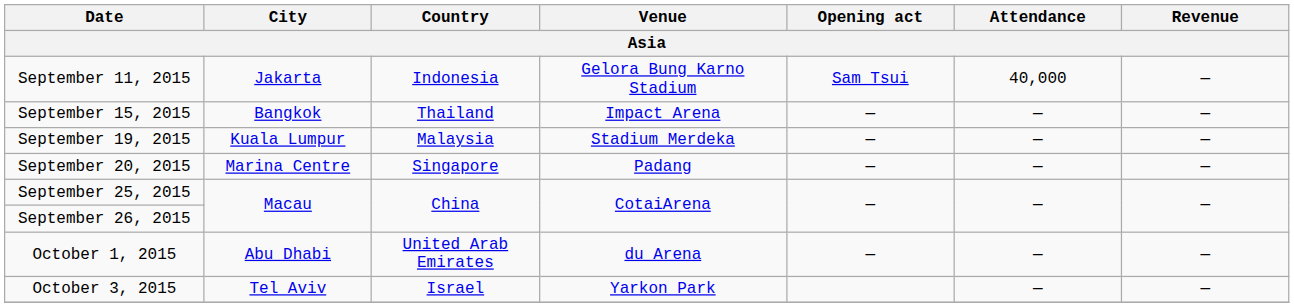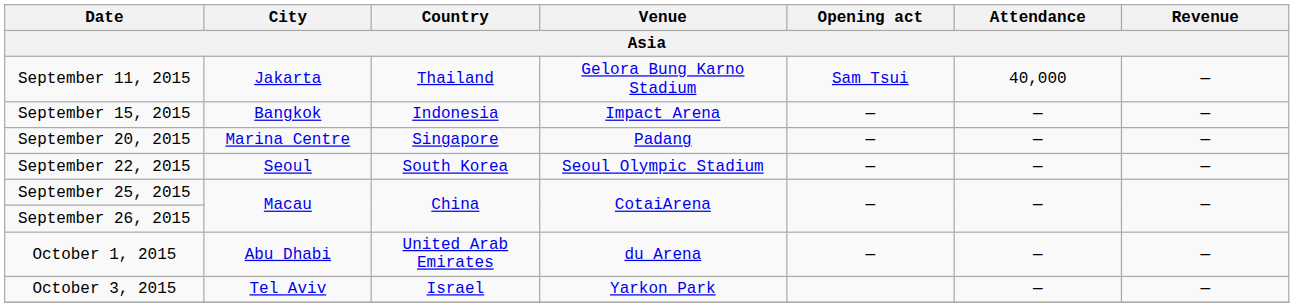(455, 79) Indonesia -> (455, 79) Thailand
(455, 114) Thailand -> (455, 114) Indonesia
- row: (104, 140)
+ row: (104, 166)
